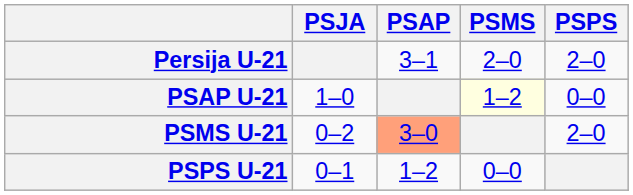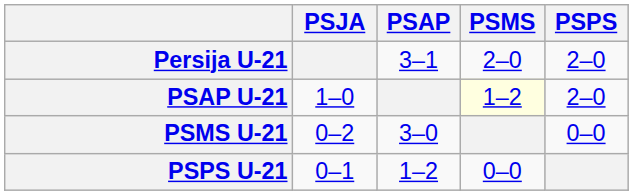(586, 97) 0–0 -> (586, 97) 2–0
(419, 134) lightsalmon background -> (419, 134) no background
(586, 134) 2–0 -> (586, 134) 0–0
